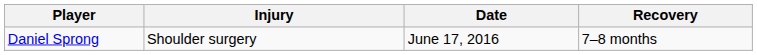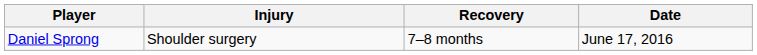columns swapped: (491, 15) <-> (665, 15)
